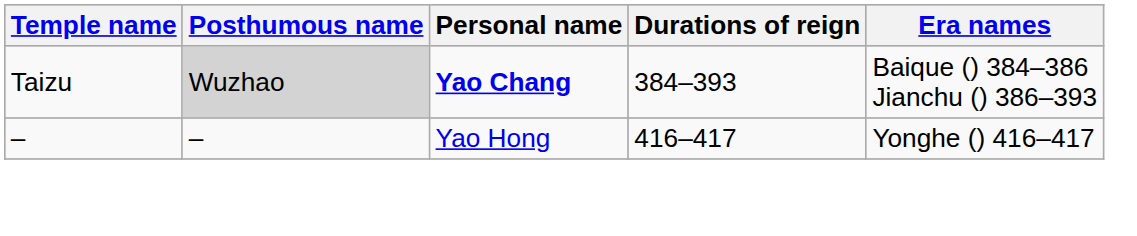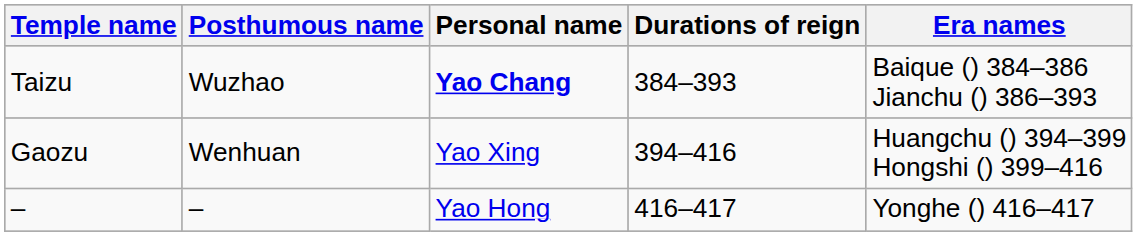(237, 81) lightgrey background -> (237, 81) no background
+ row: (50, 152)
